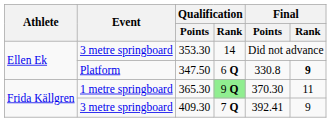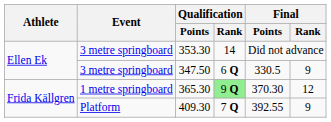(100, 70) Platform -> (126, 70) 3 metre springboard
(268, 70) 330.8 -> (268, 70) 330.5
(308, 70) bold -> (308, 70) normal
(308, 89) 11 -> (308, 89) 12
(126, 108) 3 metre springboard -> (100, 108) Platform
(268, 108) 392.41 -> (268, 108) 392.55
